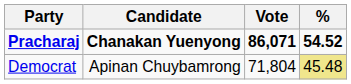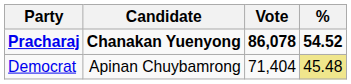(272, 41) 86,071 -> (272, 41) 86,078
(272, 66) 71,804 -> (272, 66) 71,404
